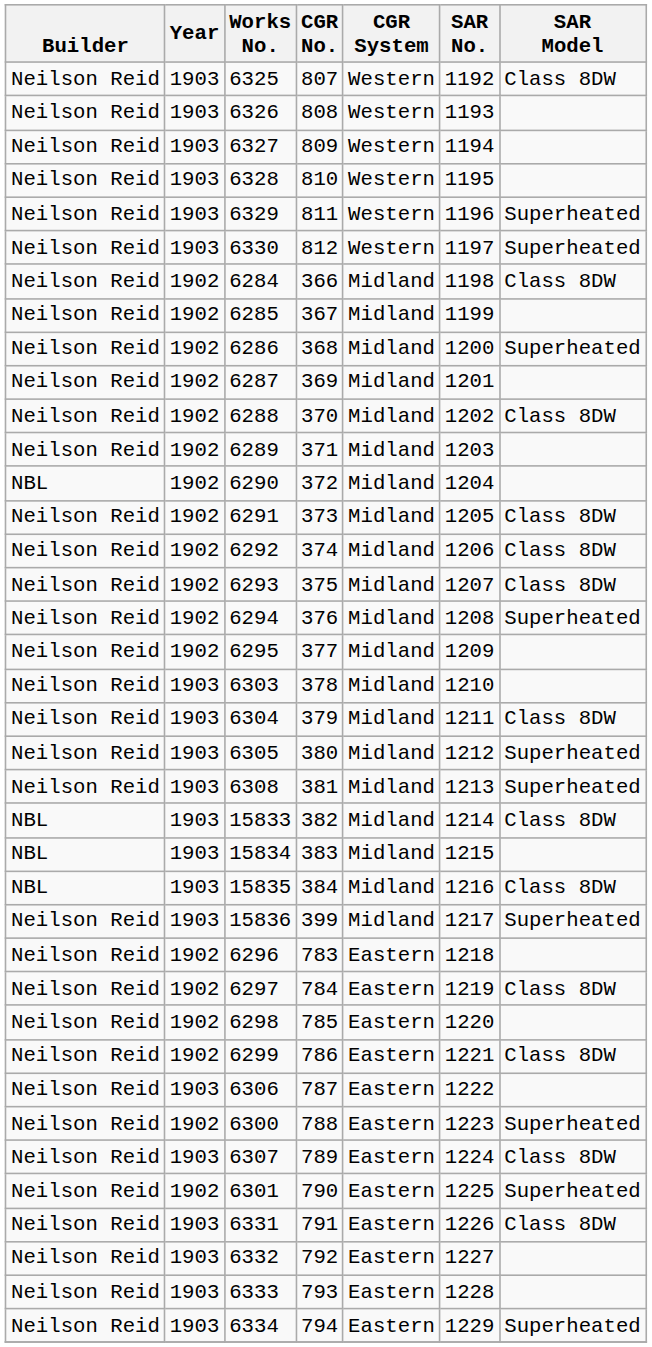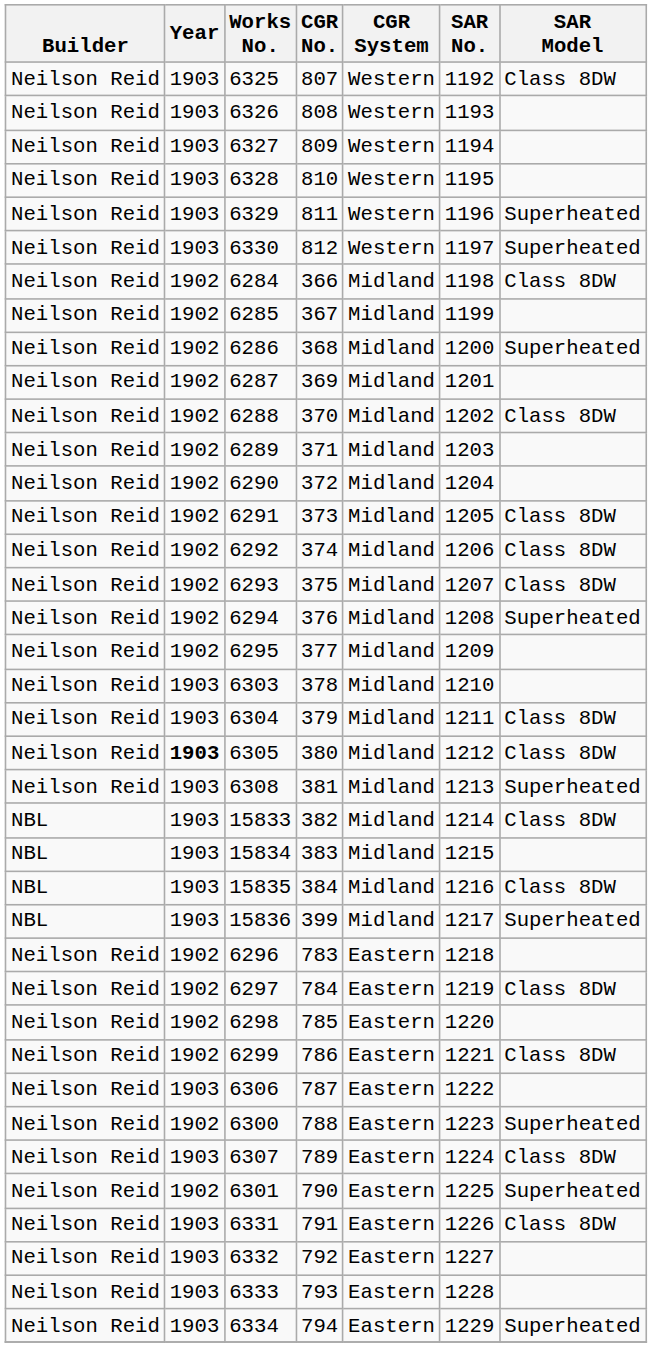(30, 483) NBL -> (85, 483) Neilson Reid
(195, 753) normal -> (195, 753) bold
(572, 753) Superheated -> (560, 753) Class 8DW
(85, 921) Neilson Reid -> (30, 921) NBL
